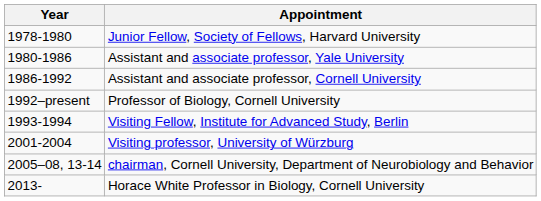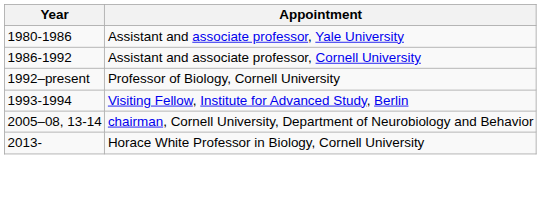- row: (264, 36)
- row: (231, 143)
